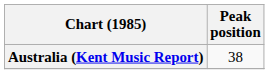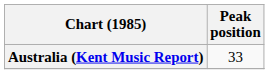(235, 56) 38 -> (235, 56) 33
